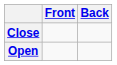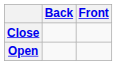columns swapped: (60, 13) <-> (95, 13)
